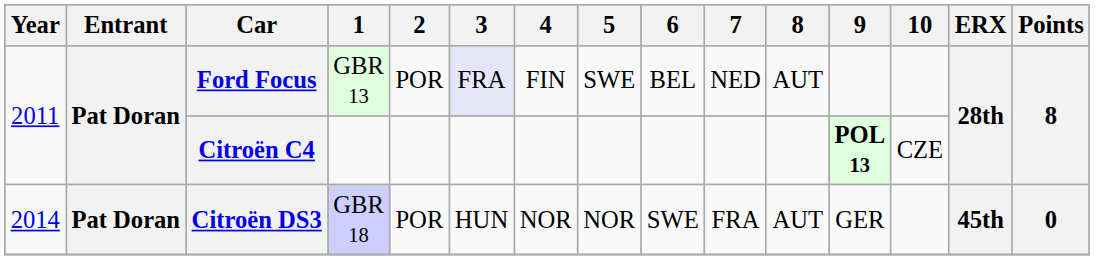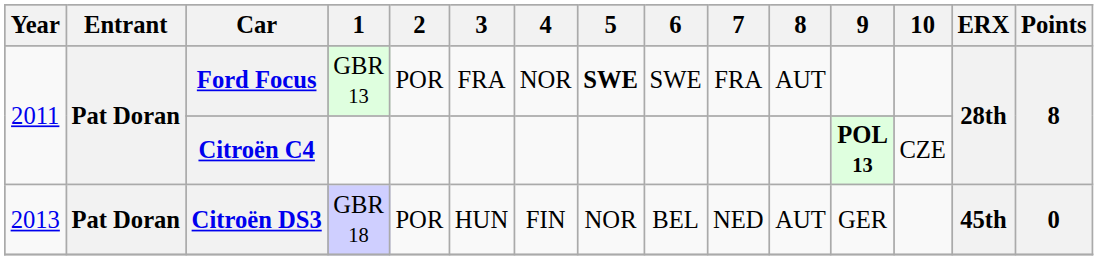(482, 80) lavender background -> (482, 80) no background
(546, 80) FIN -> (546, 80) NOR
(609, 80) normal -> (611, 80) bold
(673, 80) BEL -> (675, 80) SWE
(736, 80) NED -> (738, 80) FRA
(35, 219) 2014 -> (35, 219) 2013
(546, 219) NOR -> (546, 219) FIN
(673, 219) SWE -> (675, 219) BEL
(736, 219) FRA -> (738, 219) NED
